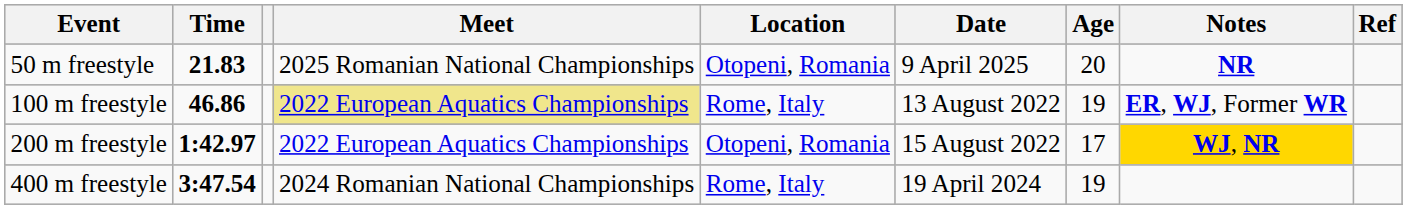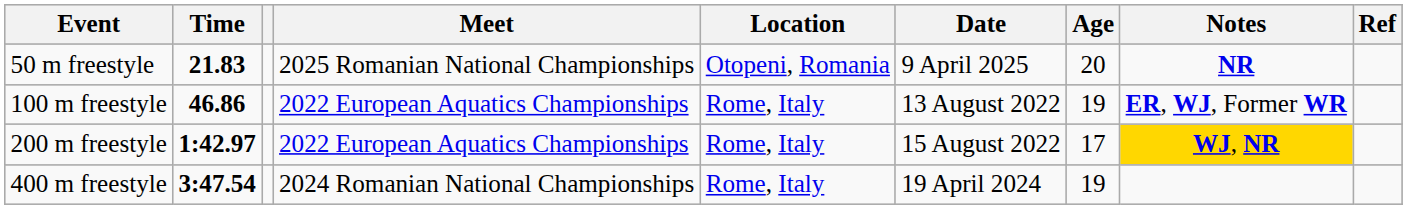(484, 104) khaki background -> (484, 104) no background
(798, 143) Otopeni, Romania -> (765, 143) Rome, Italy
